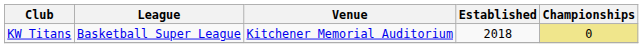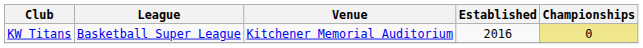(498, 33) 2018 -> (498, 33) 2016
